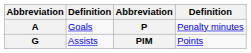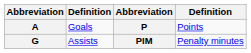(210, 27) Penalty minutes -> (190, 27) Points
(190, 42) Points -> (210, 42) Penalty minutes
